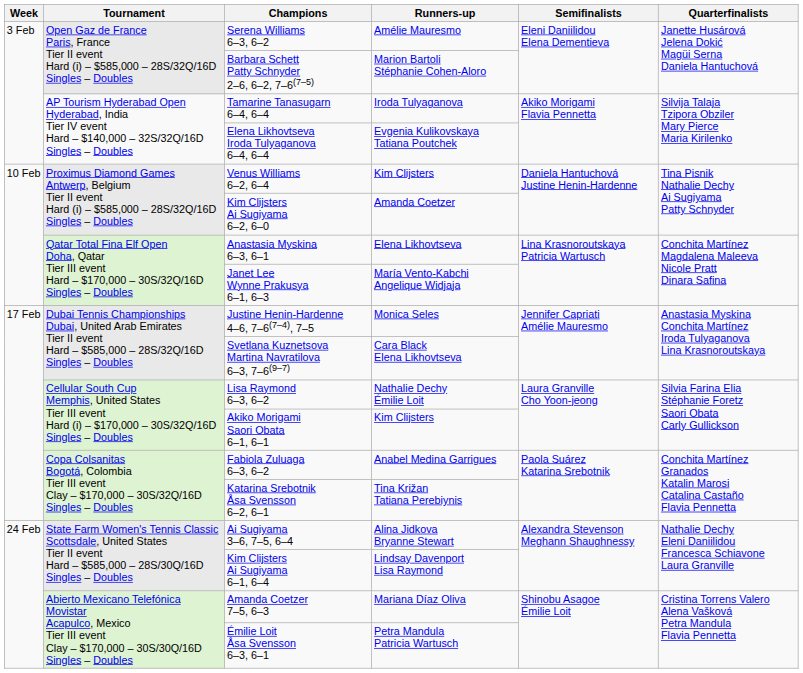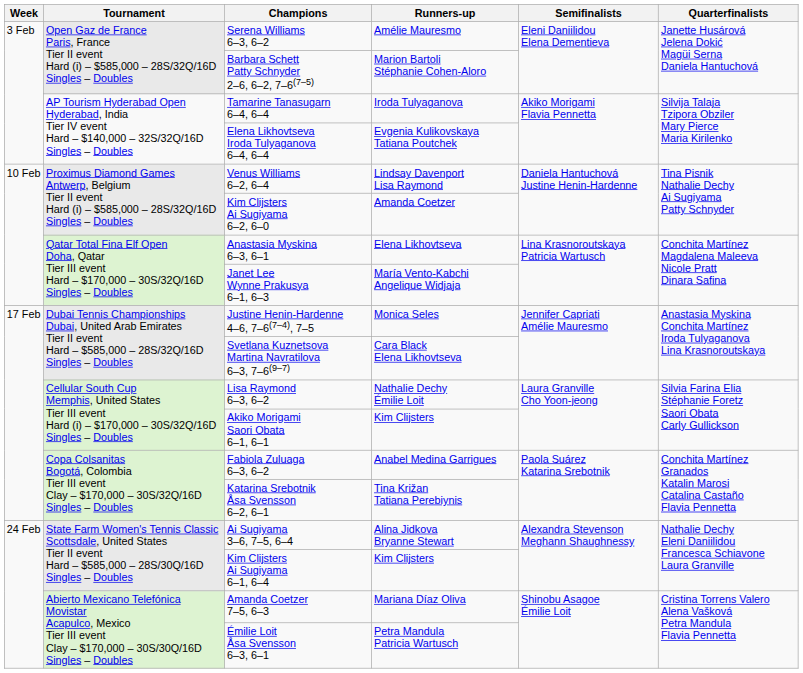(404, 173) Kim Clijsters -> (419, 179) Lindsay Davenport Lisa Raymond
(419, 565) Lindsay Davenport Lisa Raymond -> (404, 558) Kim Clijsters
